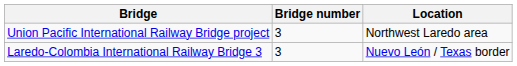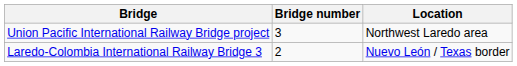(278, 52) 3 -> (278, 52) 2
